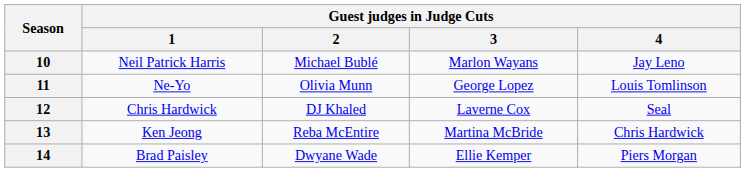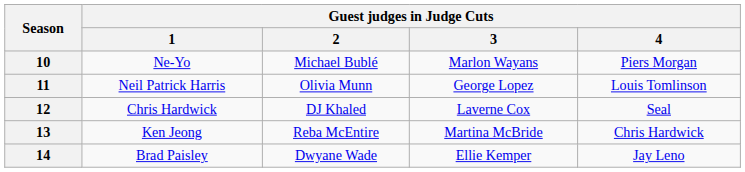(172, 62) Neil Patrick Harris -> (172, 62) Ne-Yo
(659, 62) Jay Leno -> (659, 62) Piers Morgan
(172, 86) Ne-Yo -> (172, 86) Neil Patrick Harris
(659, 156) Piers Morgan -> (659, 156) Jay Leno
